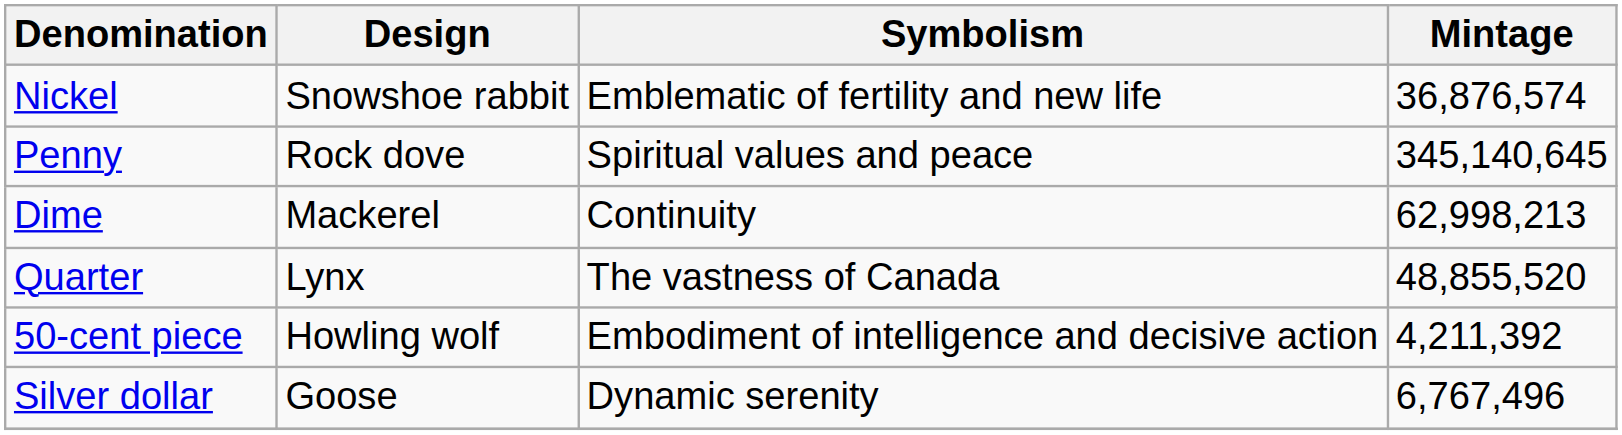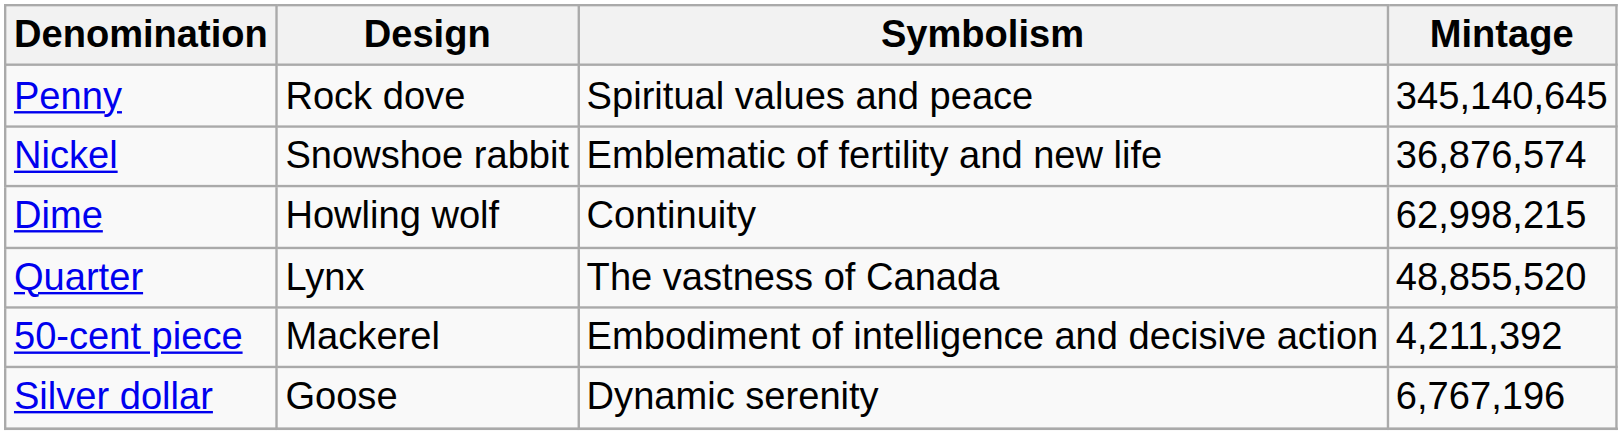rows swapped: (68, 155) <-> (66, 95)
(363, 215) Mackerel -> (392, 215) Howling wolf
(1491, 215) 62,998,213 -> (1491, 215) 62,998,215
(392, 336) Howling wolf -> (363, 336) Mackerel
(1481, 397) 6,767,496 -> (1481, 397) 6,767,196
